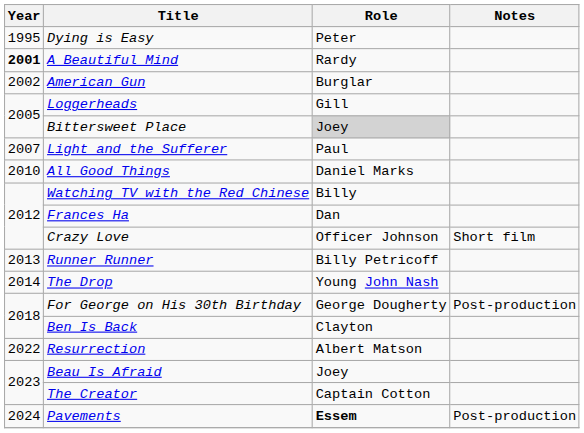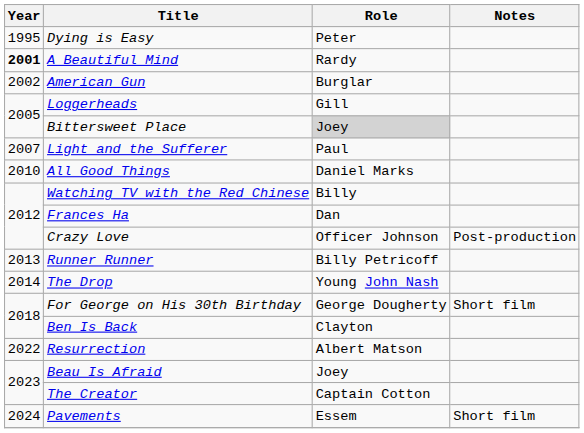(494, 238) Short film -> (515, 238) Post-production
(515, 305) Post-production -> (494, 305) Short film
(336, 416) bold -> (336, 416) normal
(515, 416) Post-production -> (494, 416) Short film
